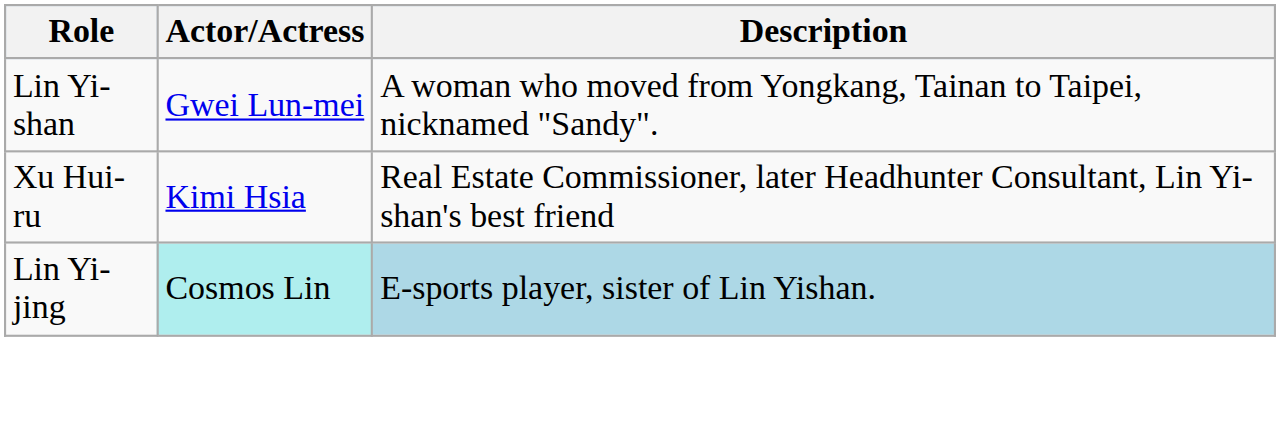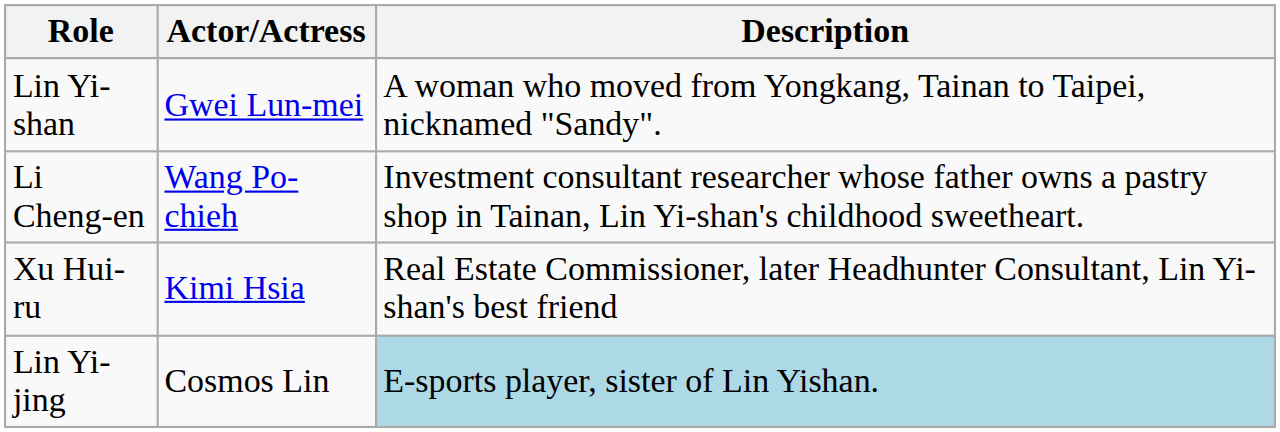+ row: (79, 196)
(248, 288) paleturquoise background -> (247, 380) no background
